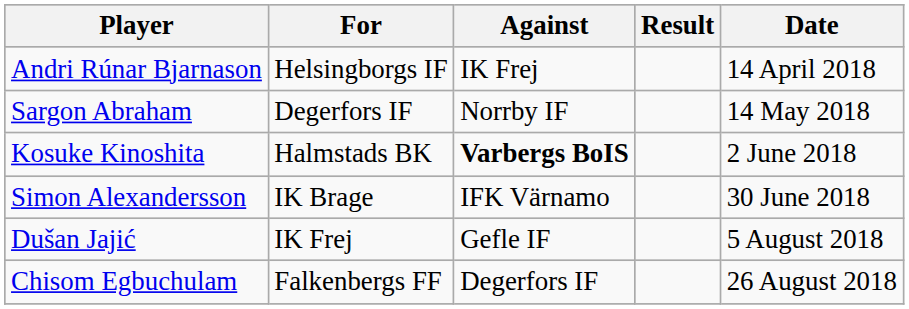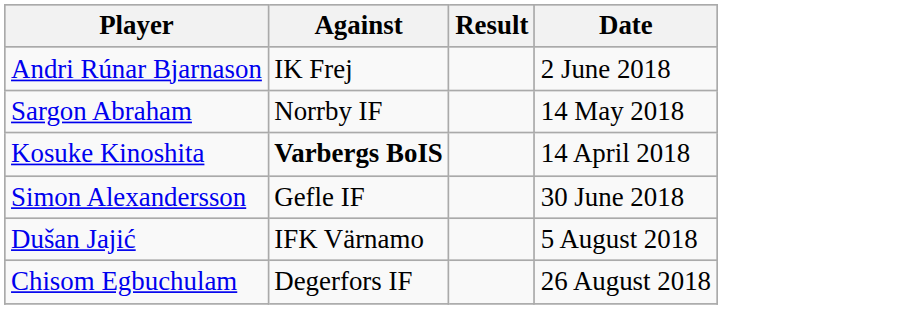- column: (361, 25)
(801, 68) 14 April 2018 -> (606, 68) 2 June 2018
(792, 153) 2 June 2018 -> (615, 153) 14 April 2018
(535, 196) IFK Värnamo -> (319, 196) Gefle IF
(505, 238) Gefle IF -> (349, 238) IFK Värnamo
